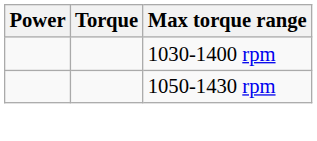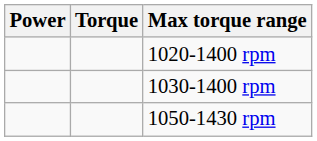+ row: (212, 53)
